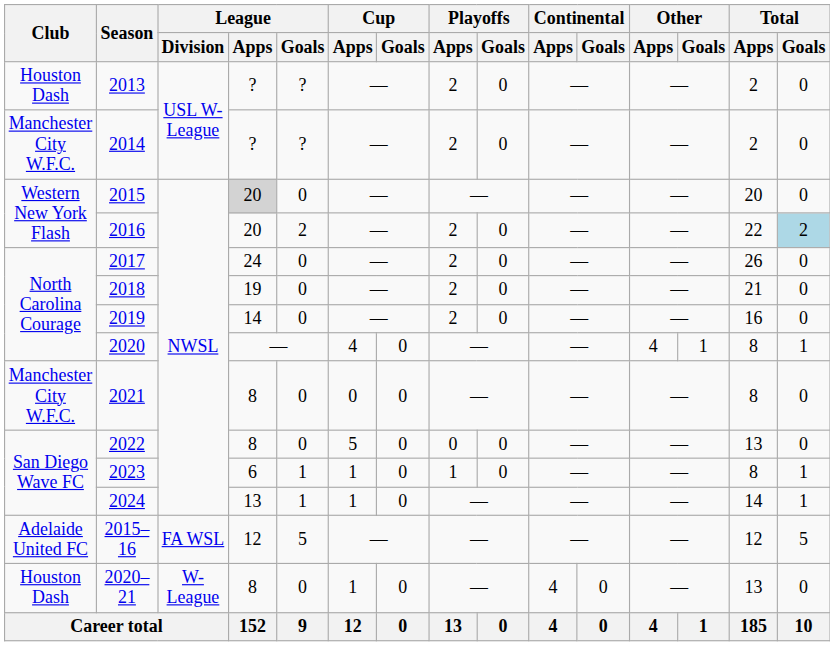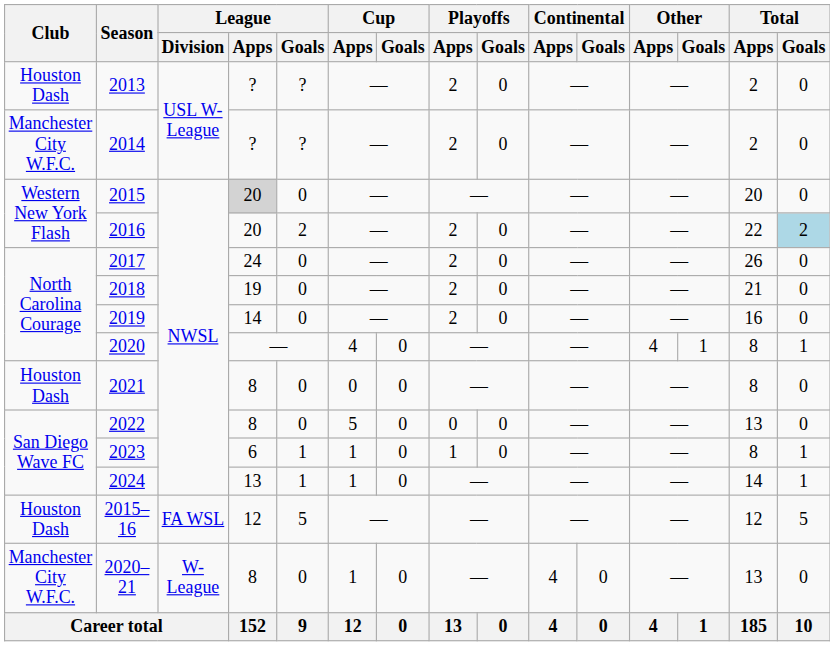(50, 395) Manchester City W.F.C. -> (50, 385) Houston Dash
(50, 539) Adelaide United FC -> (50, 519) Houston Dash
(50, 587) Houston Dash -> (50, 577) Manchester City W.F.C.
